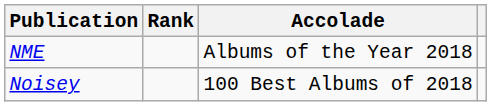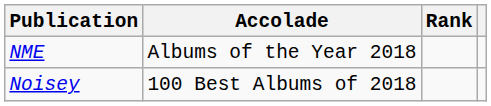columns swapped: (338, 21) <-> (171, 21)
